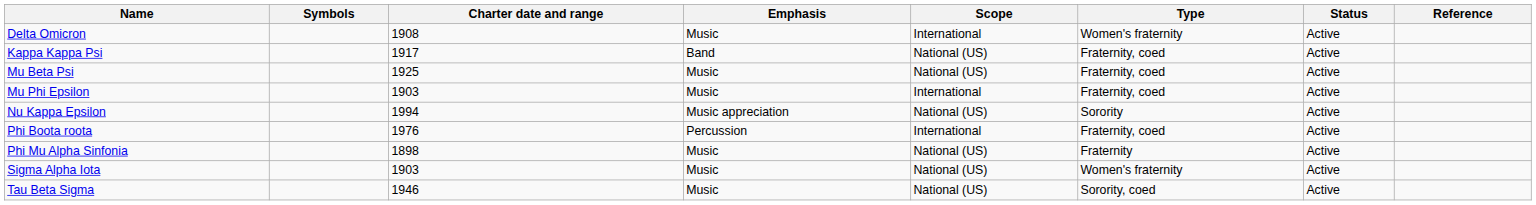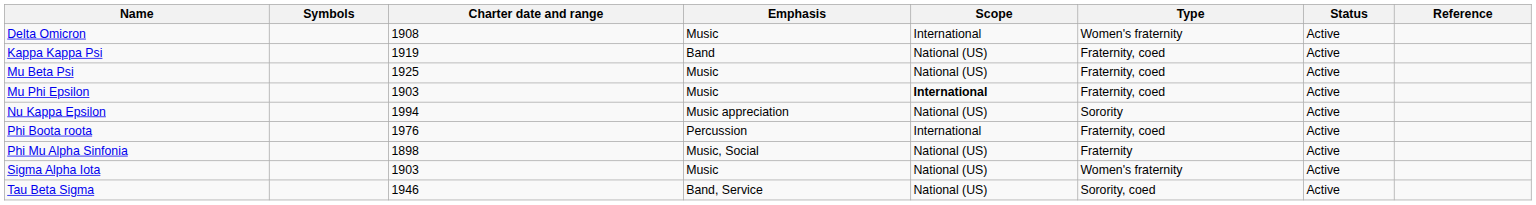(405, 53) 1917 -> (405, 53) 1919
(947, 92) normal -> (950, 92) bold
(702, 151) Music -> (722, 151) Music, Social
(702, 190) Music -> (725, 190) Band, Service
